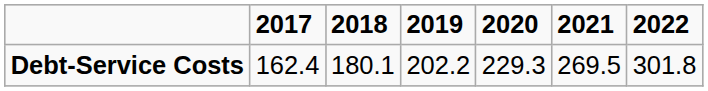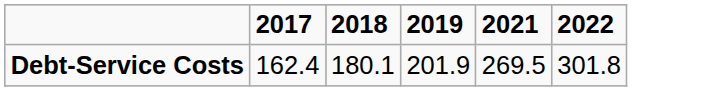- column: (510, 24)
(438, 65) 202.2 -> (438, 65) 201.9
